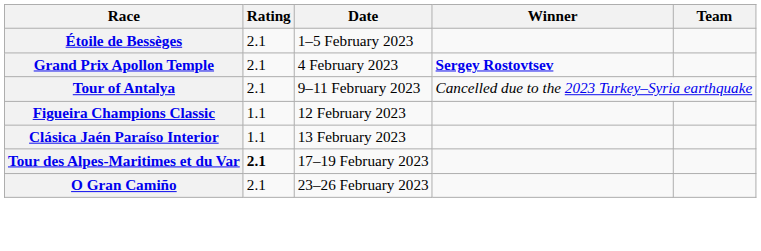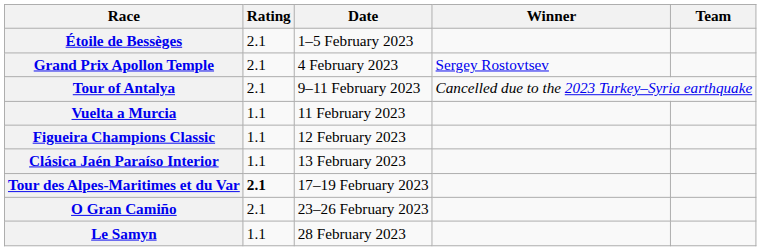(494, 64) bold -> (492, 64) normal
+ row: (124, 112)
+ row: (124, 233)
